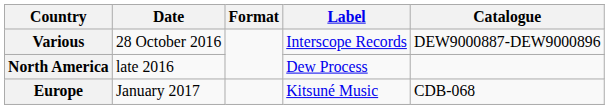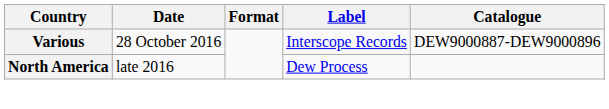- row: (58, 91)
